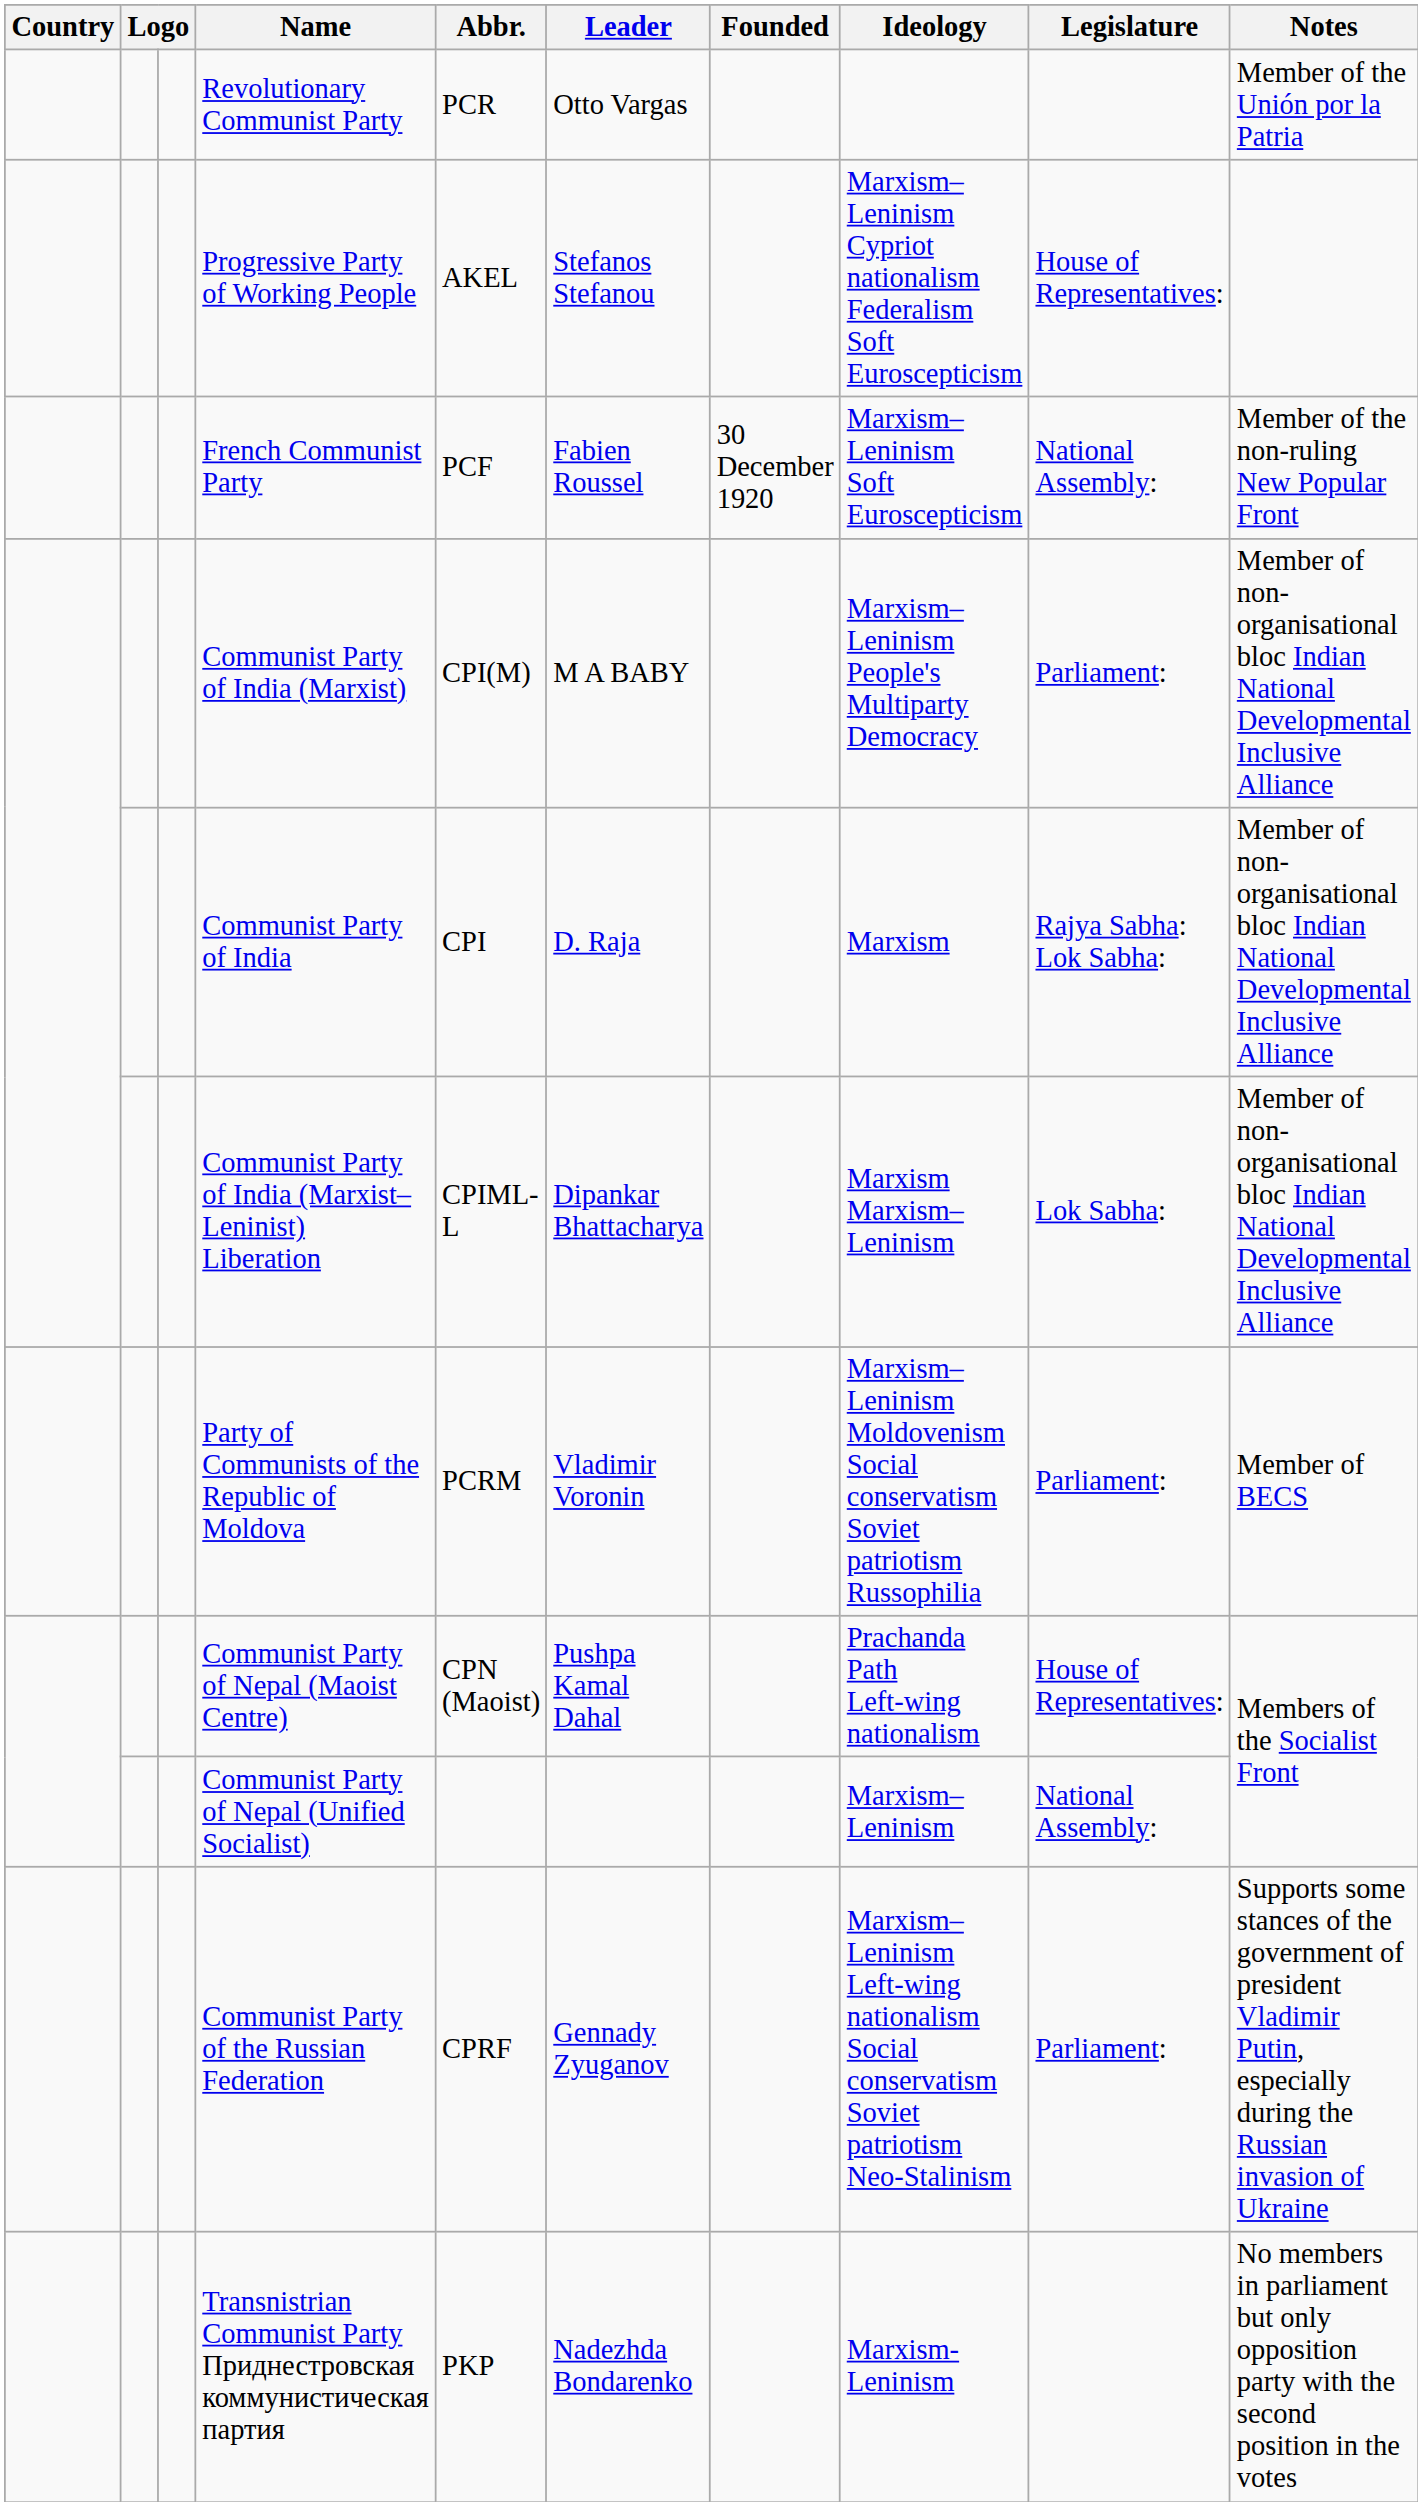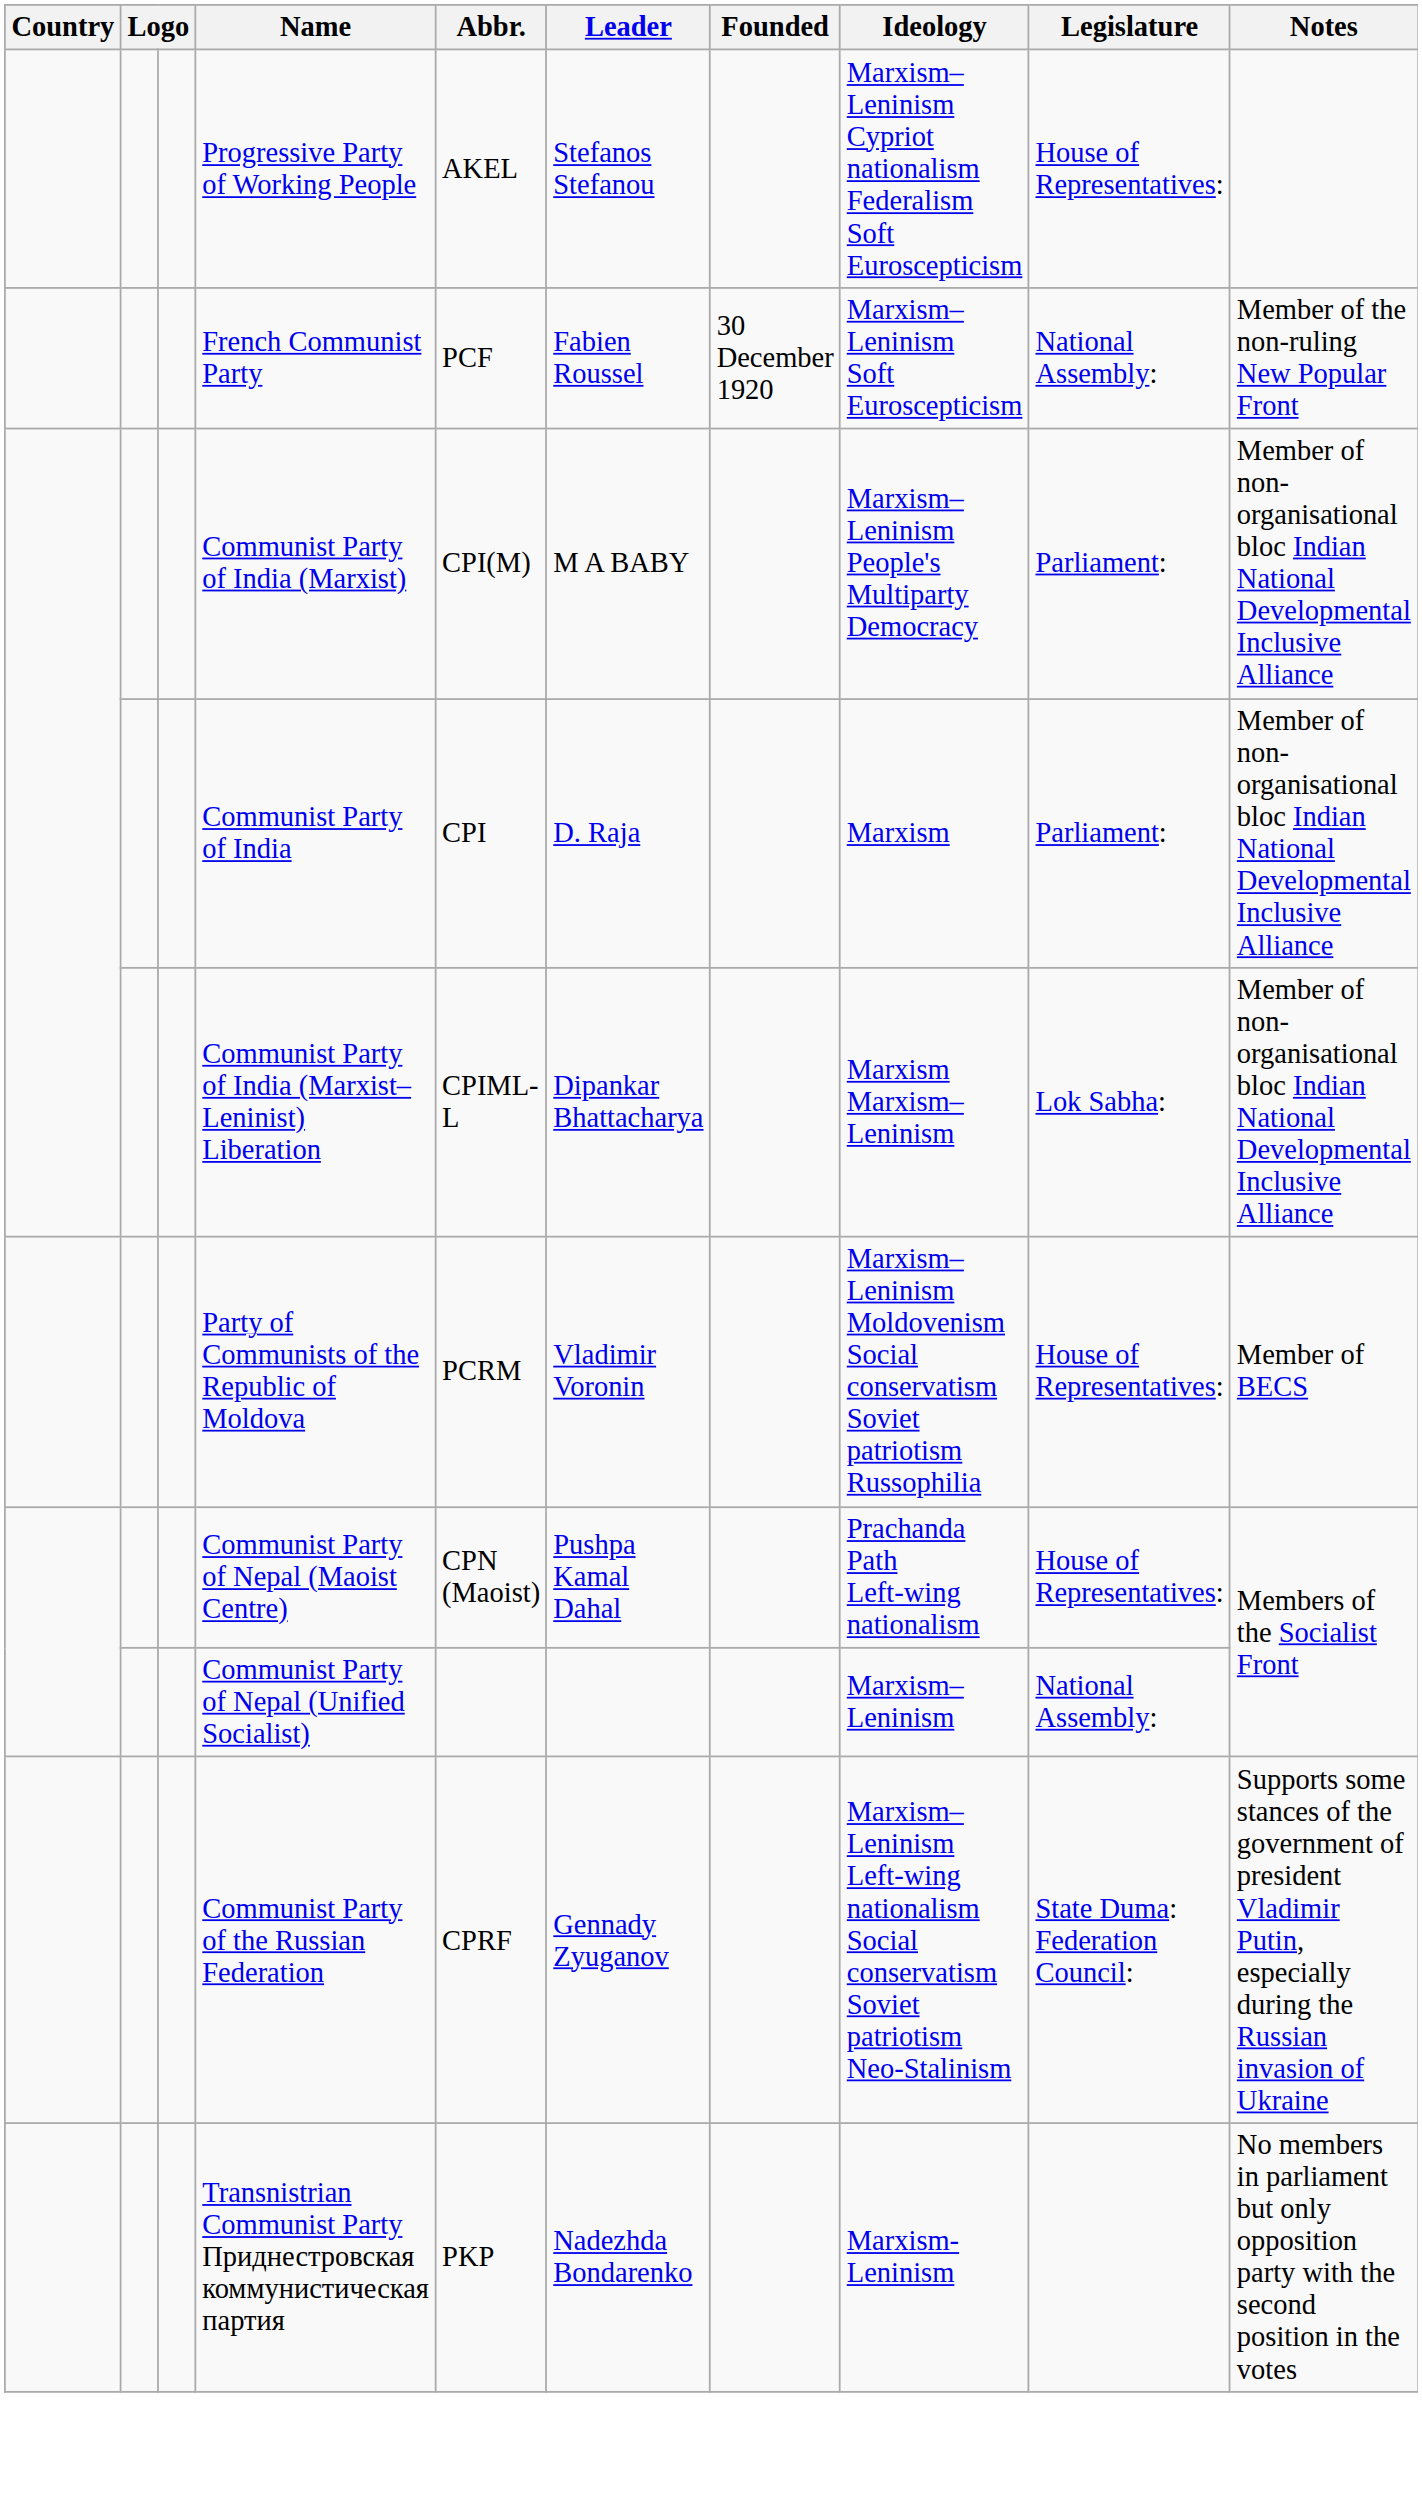- row: (302, 104)
(1111, 941) Rajya Sabha: Lok Sabha: -> (1101, 832) Parliament:
(1101, 1480) Parliament: -> (1130, 1371) House of Representatives:
(1101, 2048) Parliament: -> (1106, 1939) State Duma: Federation Council:
